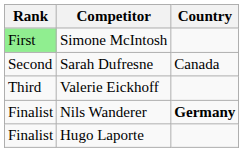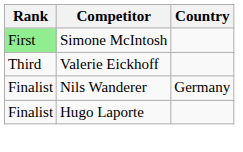- row: (107, 64)
(205, 111) bold -> (202, 87) normal
